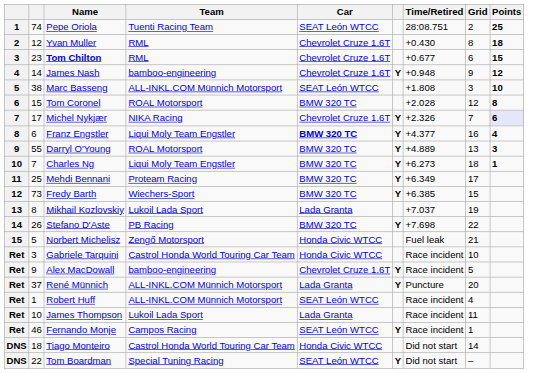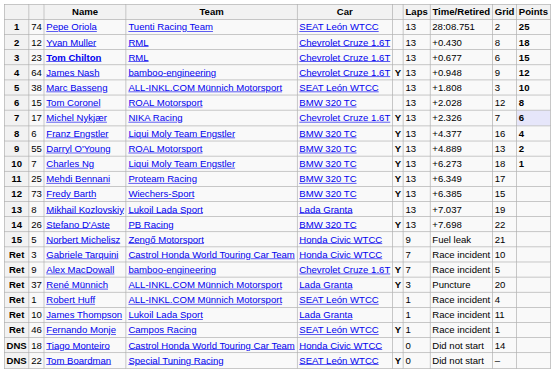+ column: (417, 12)
(37, 73) 14 -> (37, 73) 64
(328, 133) bold -> (328, 133) normal
(495, 149) 3 -> (522, 149) 2
